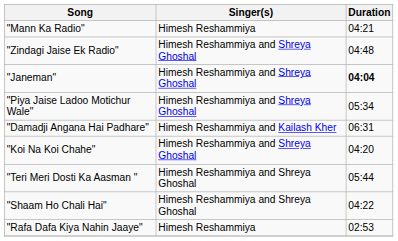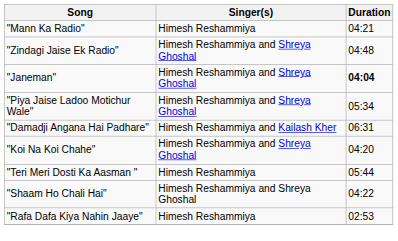(235, 178) Himesh Reshammiya and Shreya Ghoshal -> (207, 172) Himesh Reshammiya
